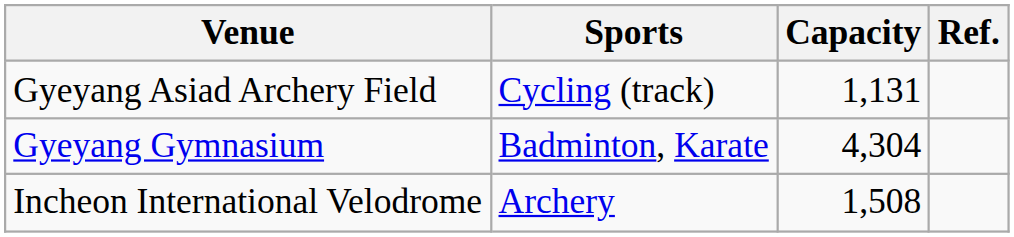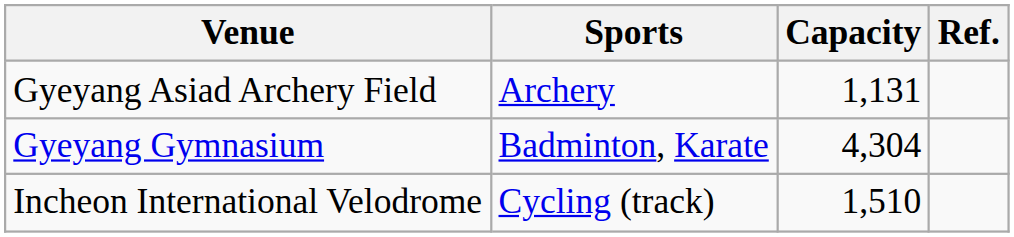(607, 88) Cycling (track) -> (557, 88) Archery
(557, 201) Archery -> (607, 201) Cycling (track)
(881, 201) 1,508 -> (881, 201) 1,510
